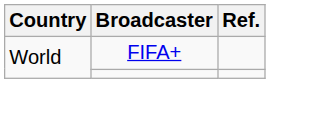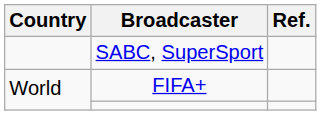+ row: (179, 52)
